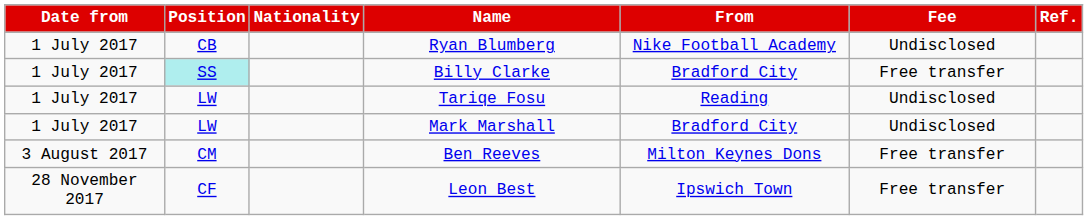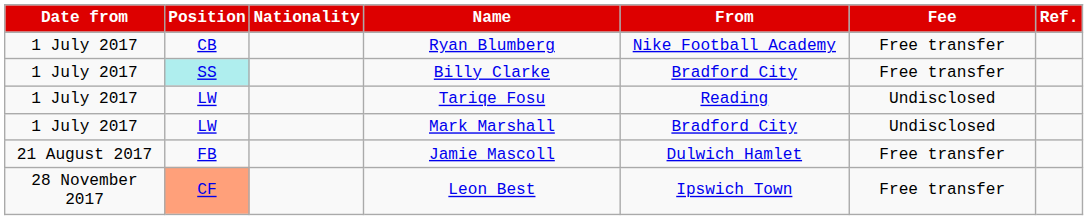(942, 45) Undisclosed -> (942, 45) Free transfer
- row: (492, 154)
+ row: (492, 154)
(207, 190) no background -> (207, 190) lightsalmon background
